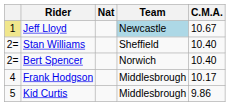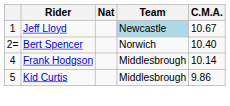(13, 28) khaki background -> (13, 28) no background
- row: (54, 45)
(204, 77) 10.17 -> (204, 61) 10.14
